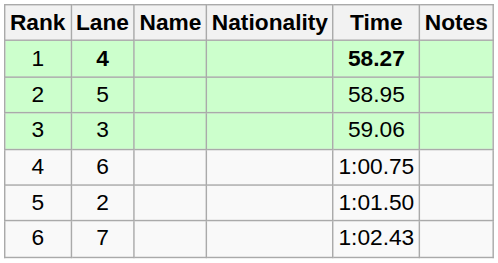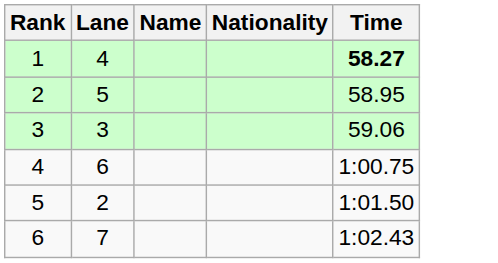- column: (456, 22)
(102, 58) bold -> (102, 58) normal
